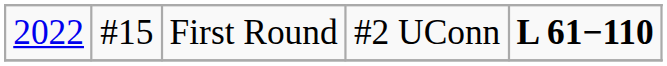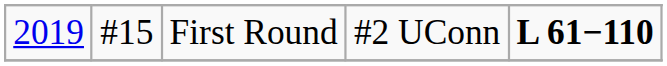(49, 32) 2022 -> (49, 32) 2019
